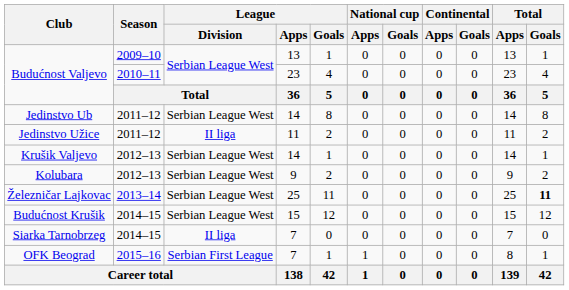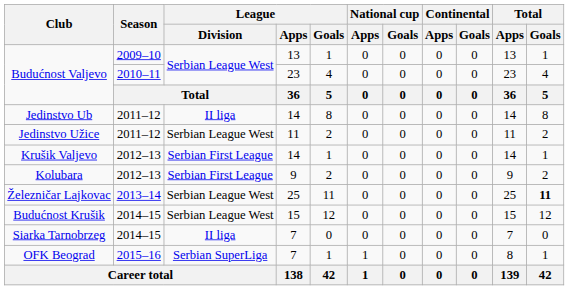(220, 114) Serbian League West -> (220, 114) II liga
(220, 134) II liga -> (220, 134) Serbian League West
(220, 154) Serbian League West -> (220, 154) Serbian First League
(220, 174) Serbian League West -> (220, 174) Serbian First League
(220, 255) Serbian First League -> (220, 255) Serbian SuperLiga
